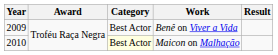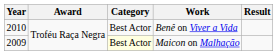(16, 27) 2009 -> (16, 27) 2010
(16, 43) 2010 -> (16, 43) 2009
